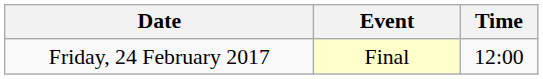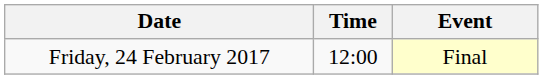columns swapped: (499, 21) <-> (387, 21)
